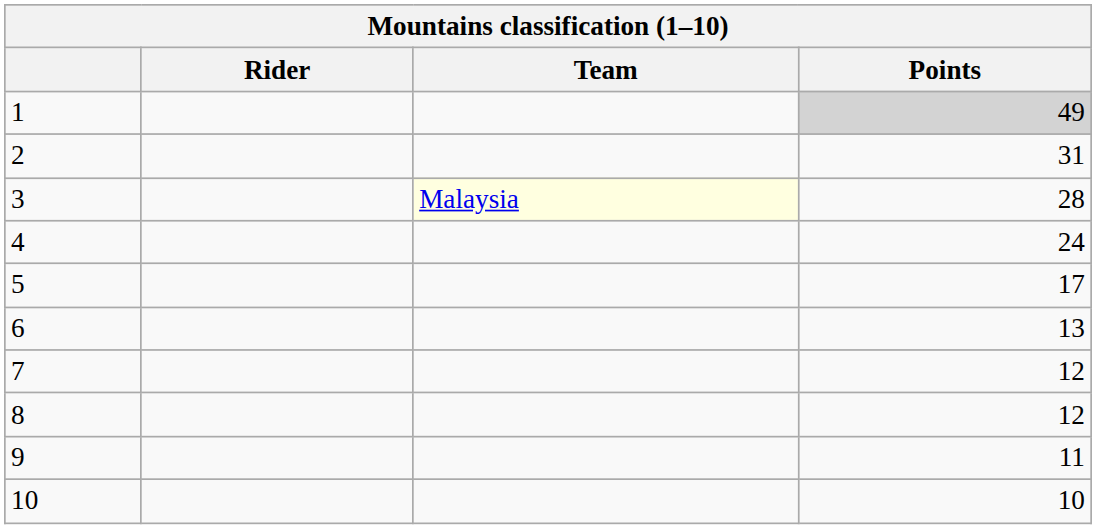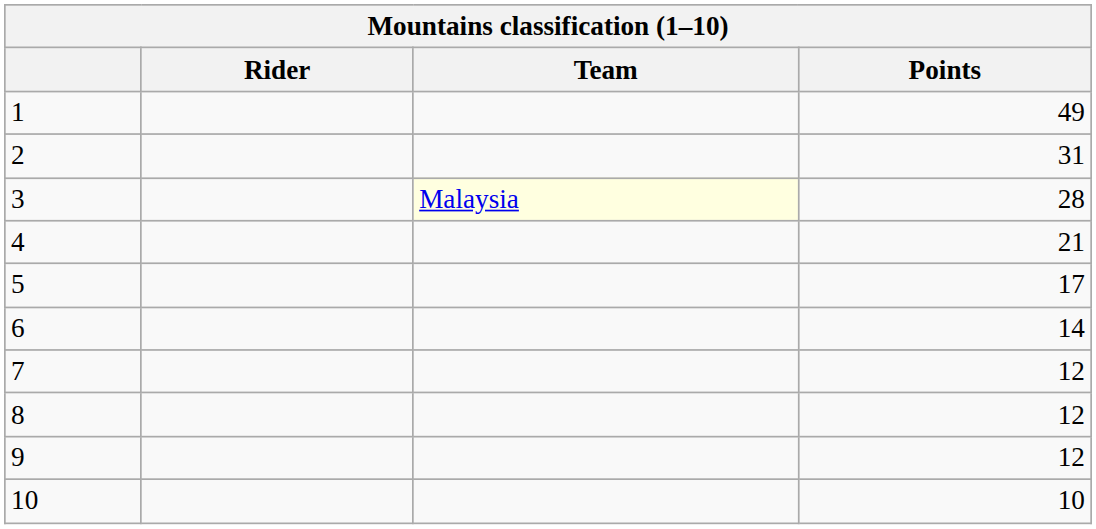(1071, 112) lightgrey background -> (1071, 112) no background
(1071, 241) 24 -> (1071, 241) 21
(1071, 328) 13 -> (1071, 328) 14
(1072, 457) 11 -> (1071, 457) 12
